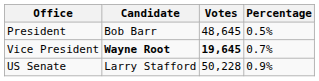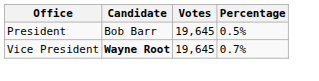(221, 31) 48,645 -> (195, 31) 19,645
(221, 49) bold -> (195, 49) normal
- row: (37, 67)
